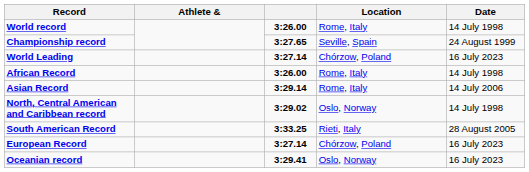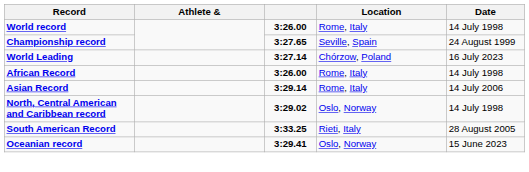- row: (47, 144)
(476, 159) 16 July 2023 -> (478, 144) 15 June 2023
